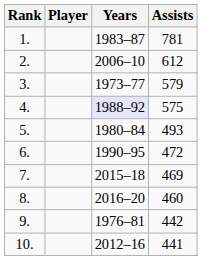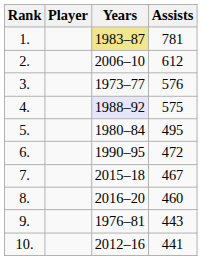(120, 38) no background -> (120, 38) khaki background
(172, 84) 579 -> (172, 84) 576
(172, 130) 493 -> (172, 130) 495
(172, 175) 469 -> (172, 175) 467
(172, 221) 442 -> (172, 221) 443
